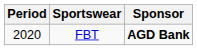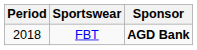(27, 34) 2020 -> (27, 34) 2018
